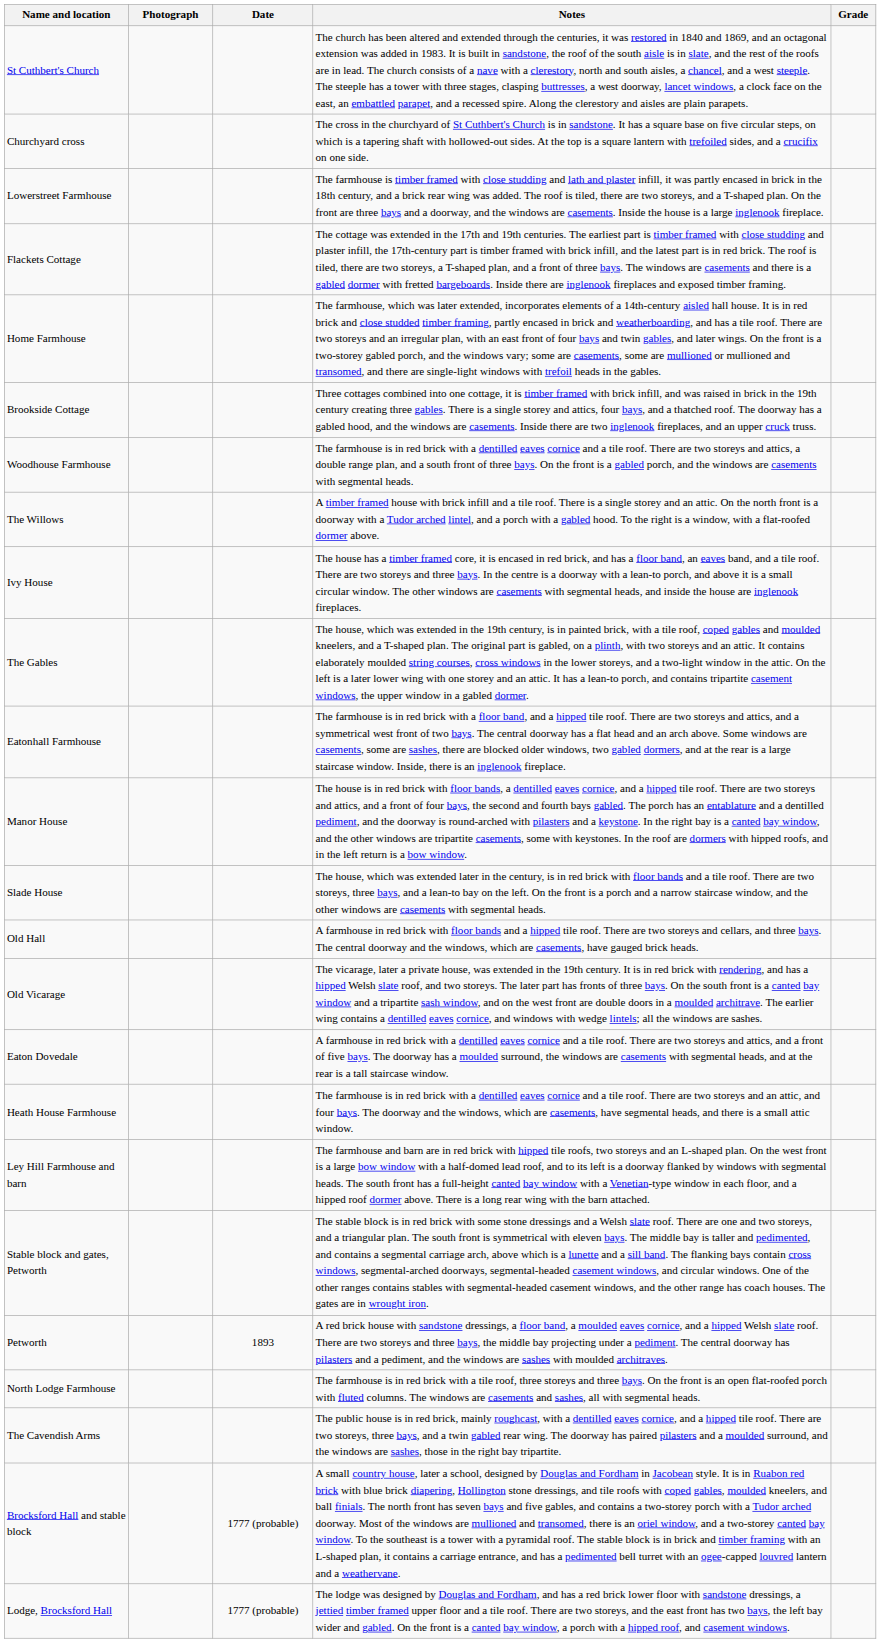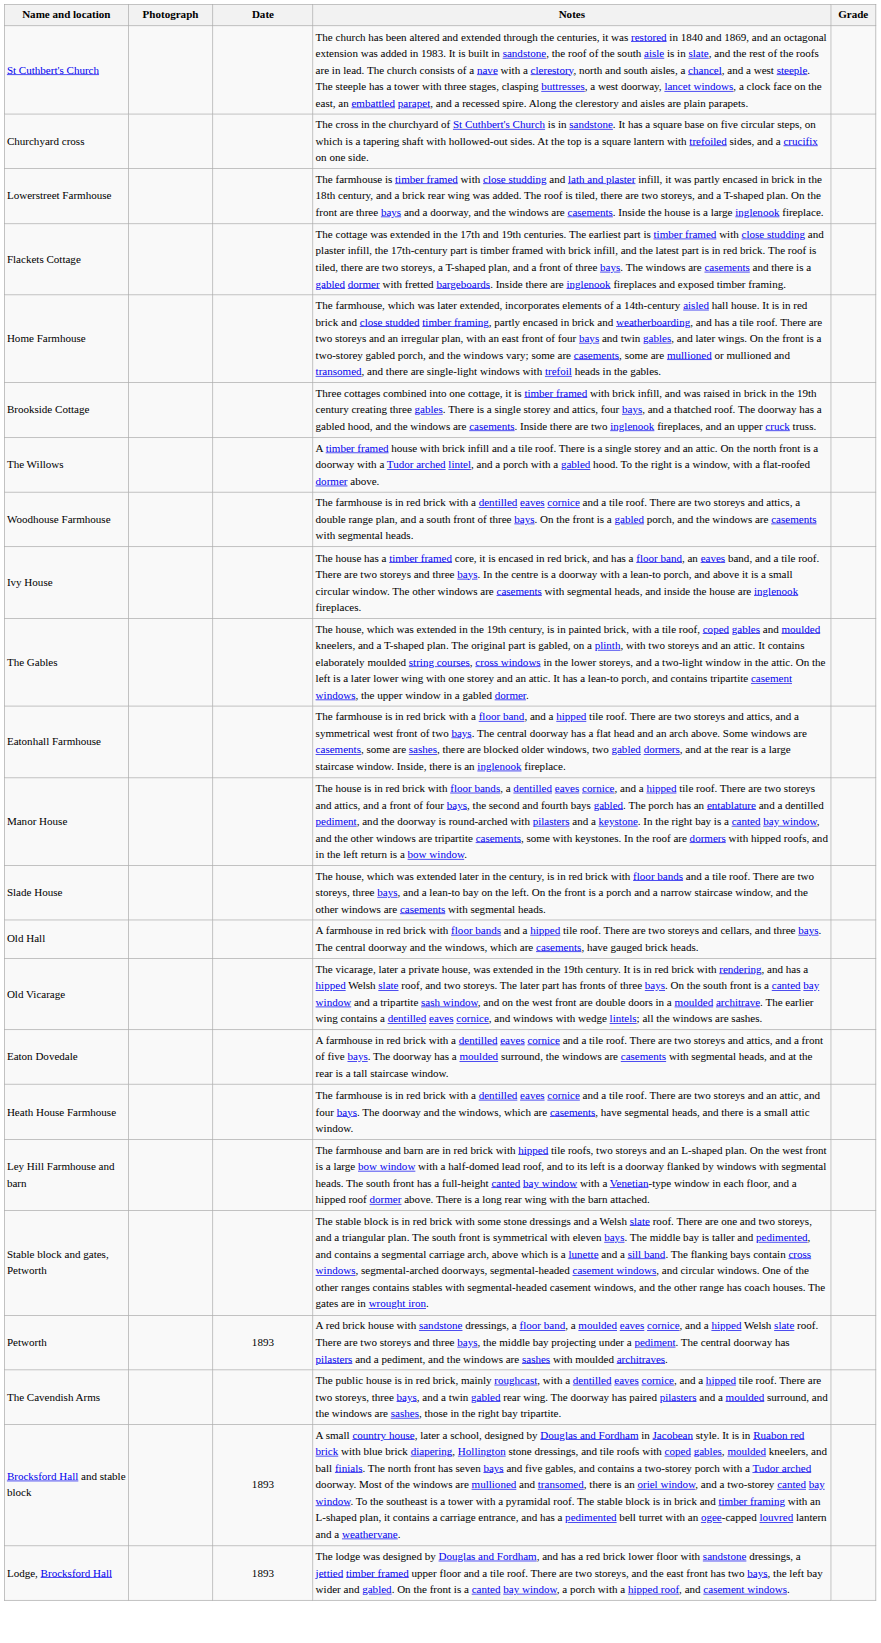rows swapped: (35, 519) <-> (59, 464)
- row: (61, 1389)
(263, 1523) 1777 (probable) -> (263, 1485) 1893
(263, 1611) 1777 (probable) -> (263, 1573) 1893
